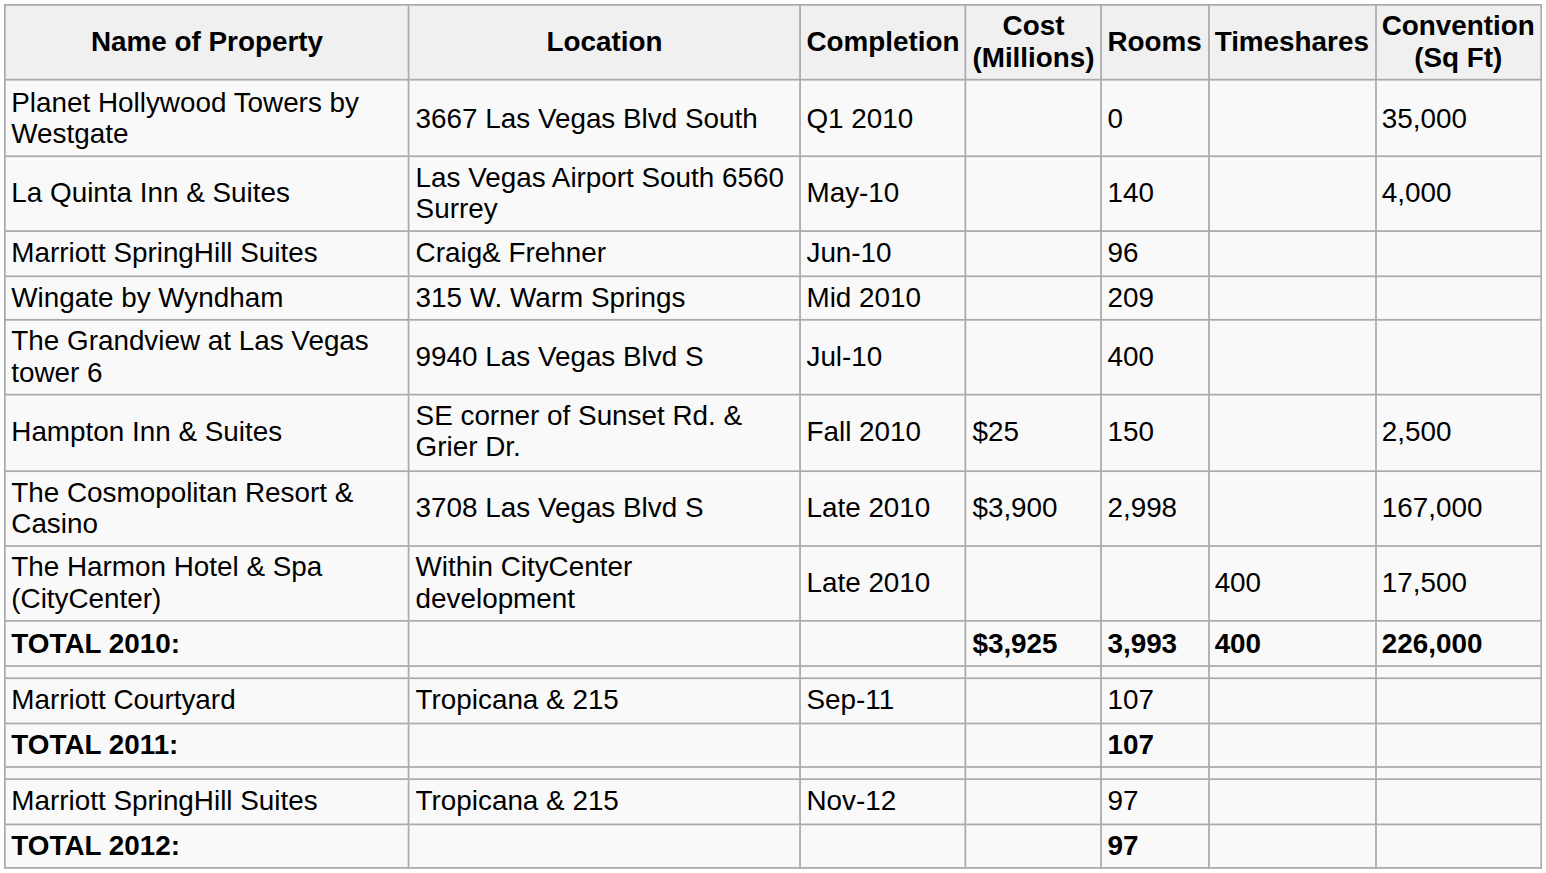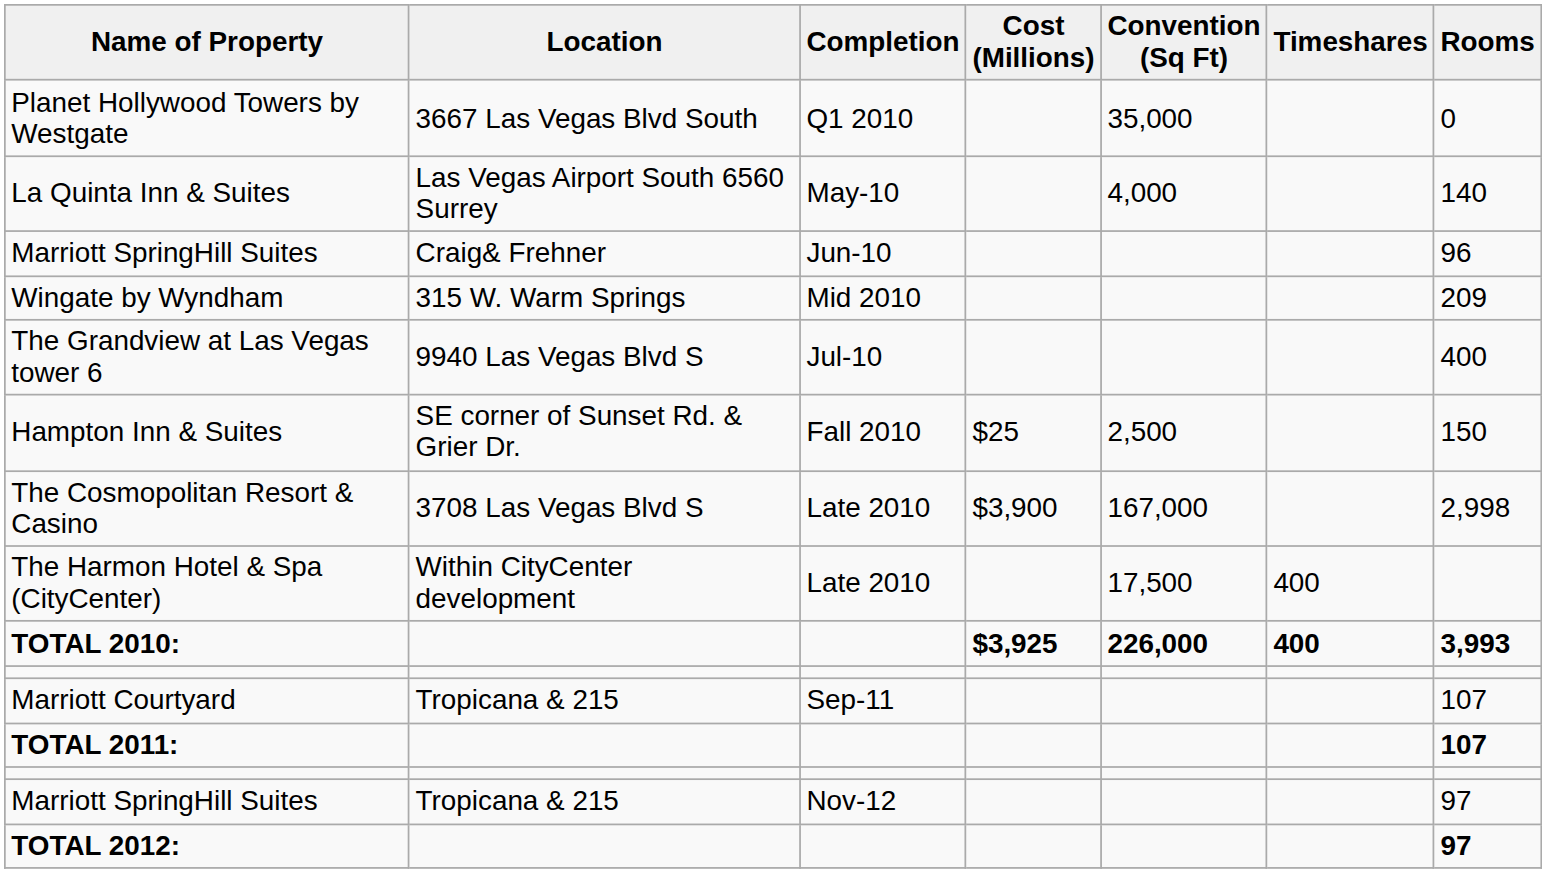columns swapped: (1458, 42) <-> (1155, 42)
